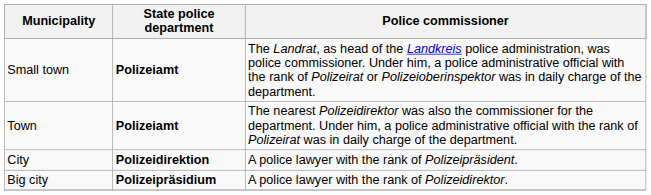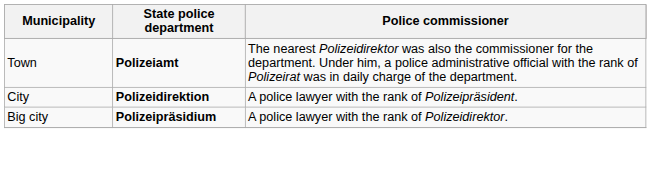- row: (38, 70)
